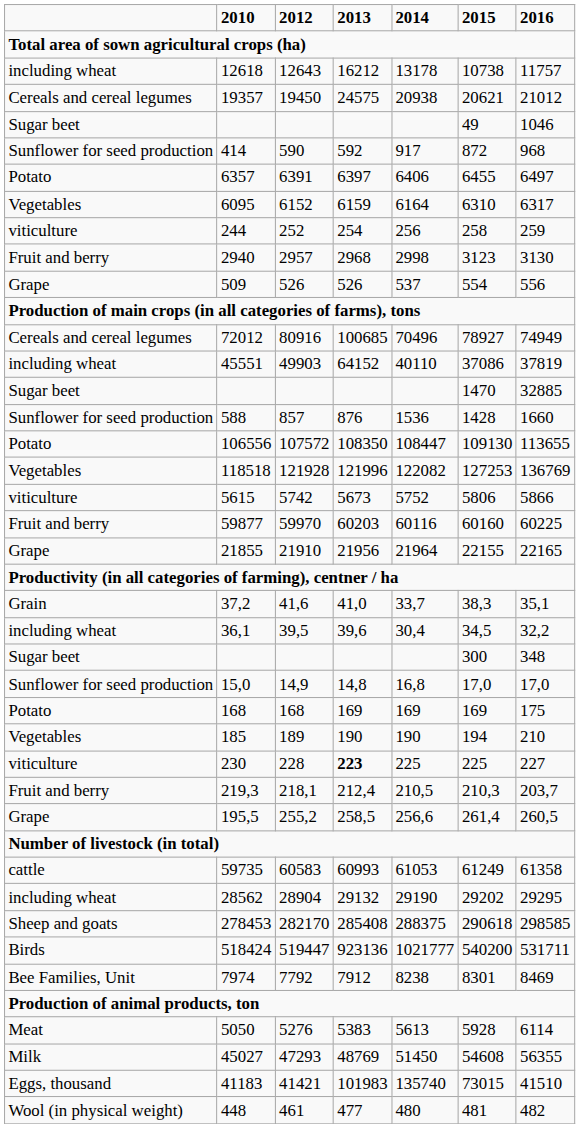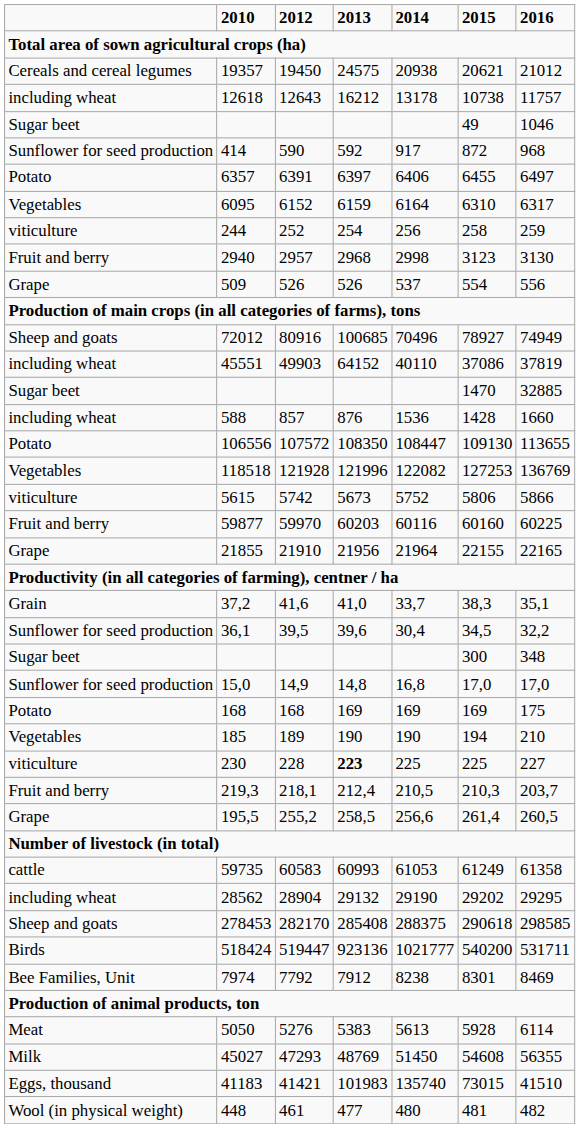rows swapped: (242, 97) <-> (242, 71)
(100, 337) Cereals and cereal legumes -> (63, 337) Sheep and goats
(111, 417) Sunflower for seed production -> (62, 417) including wheat
(62, 630) including wheat -> (111, 630) Sunflower for seed production
